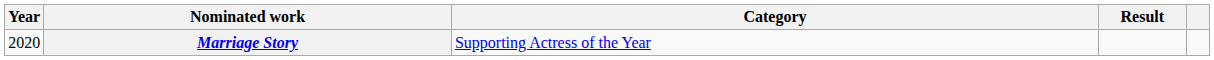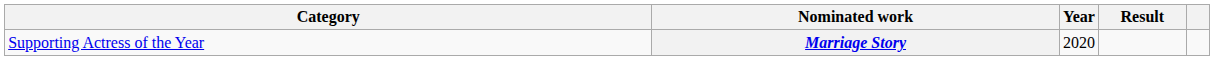columns swapped: (24, 17) <-> (775, 17)
